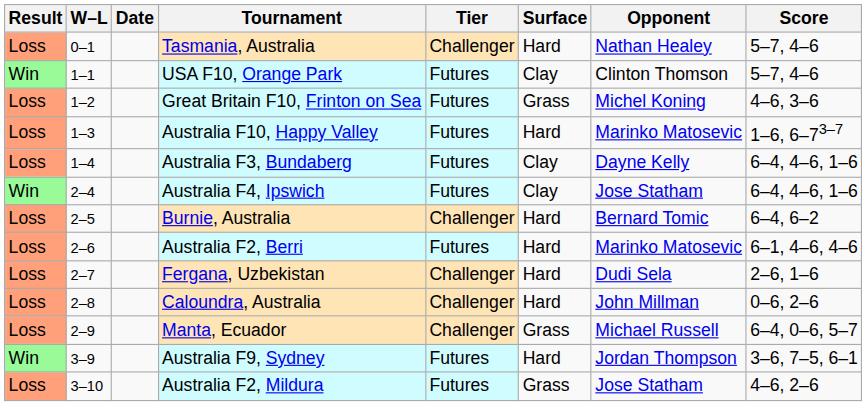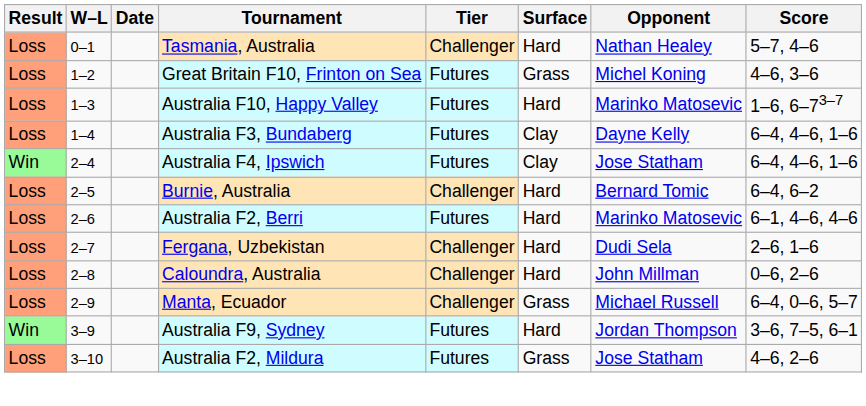- row: (252, 74)
